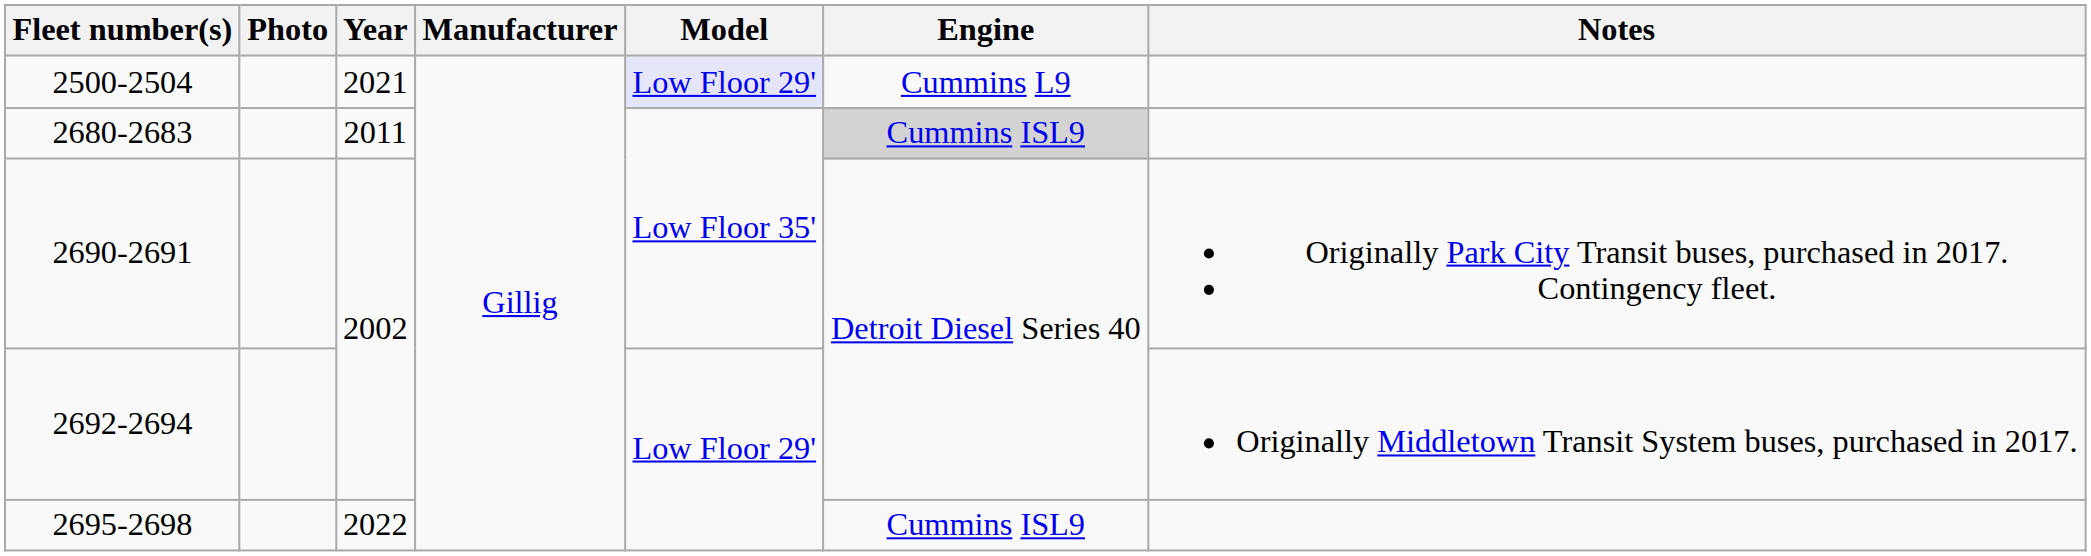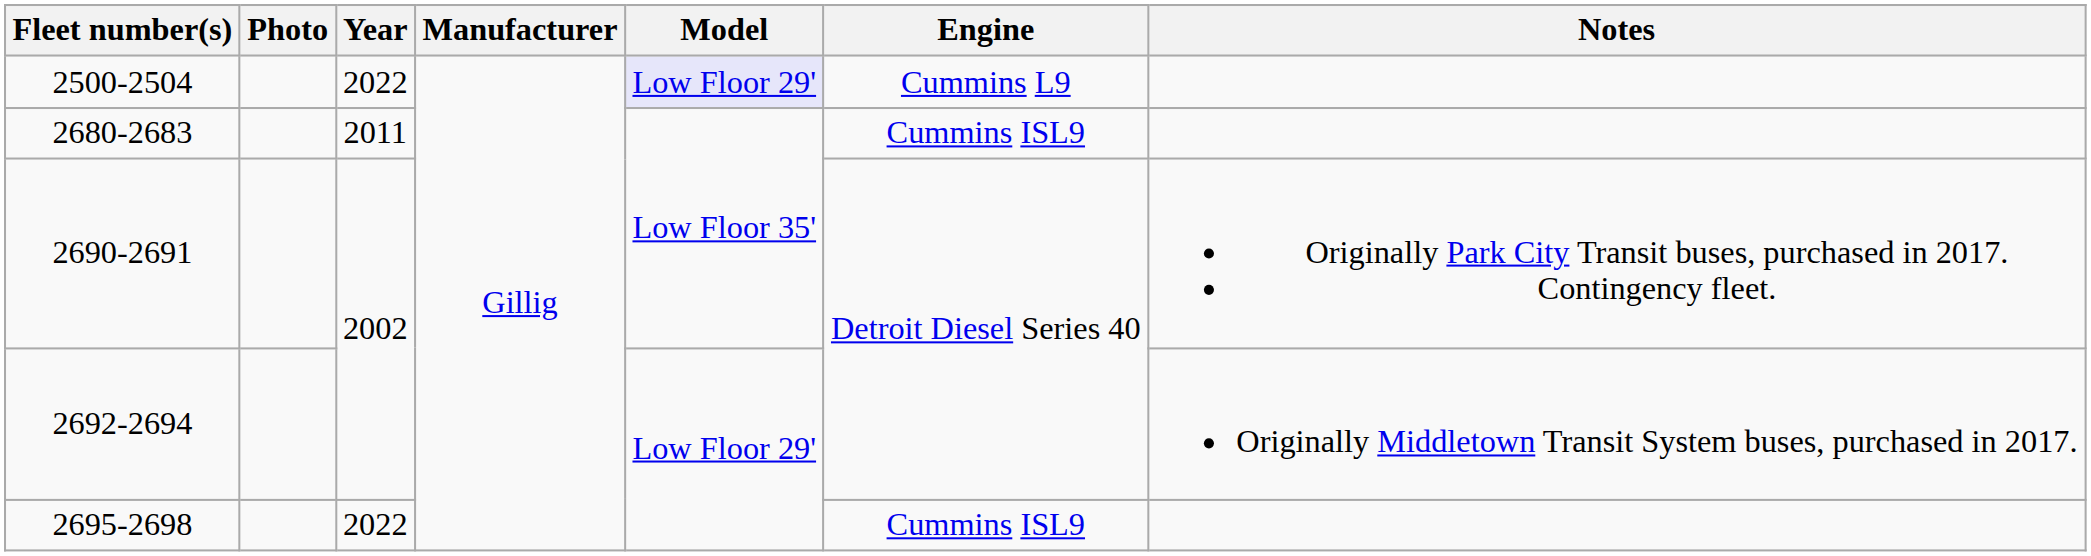(375, 81) 2021 -> (375, 81) 2022
(986, 132) lightgrey background -> (986, 132) no background
